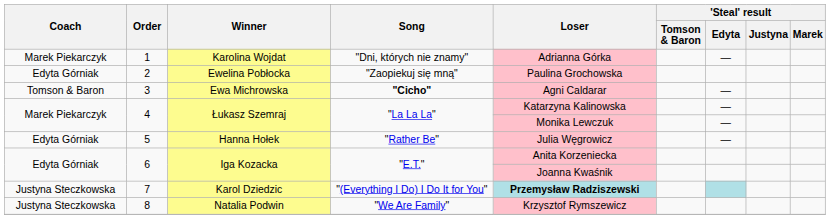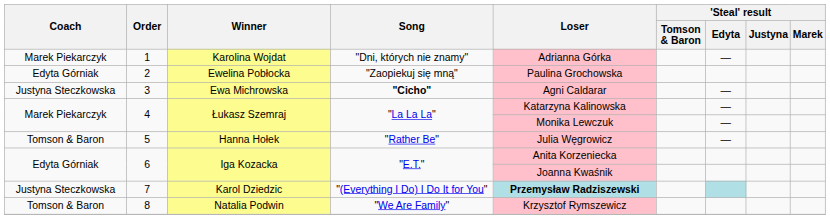(66, 90) Tomson & Baron -> (66, 90) Justyna Steczkowska
(66, 139) Edyta Górniak -> (66, 139) Tomson & Baron
(66, 205) Justyna Steczkowska -> (66, 205) Tomson & Baron
